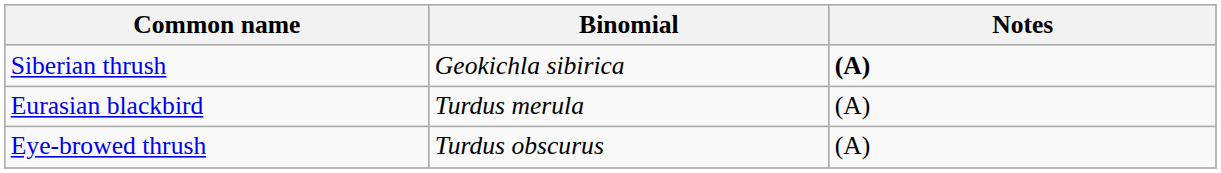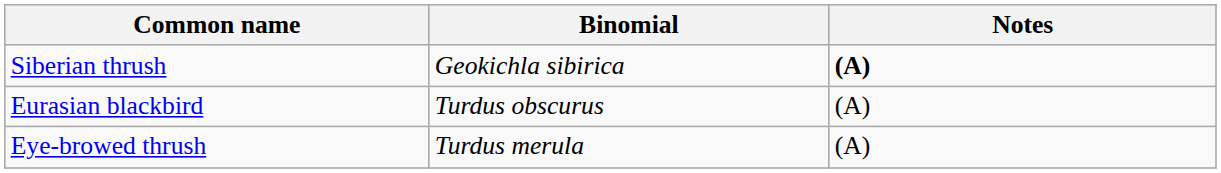(509, 106) Turdus merula -> (519, 106) Turdus obscurus
(519, 146) Turdus obscurus -> (509, 146) Turdus merula
